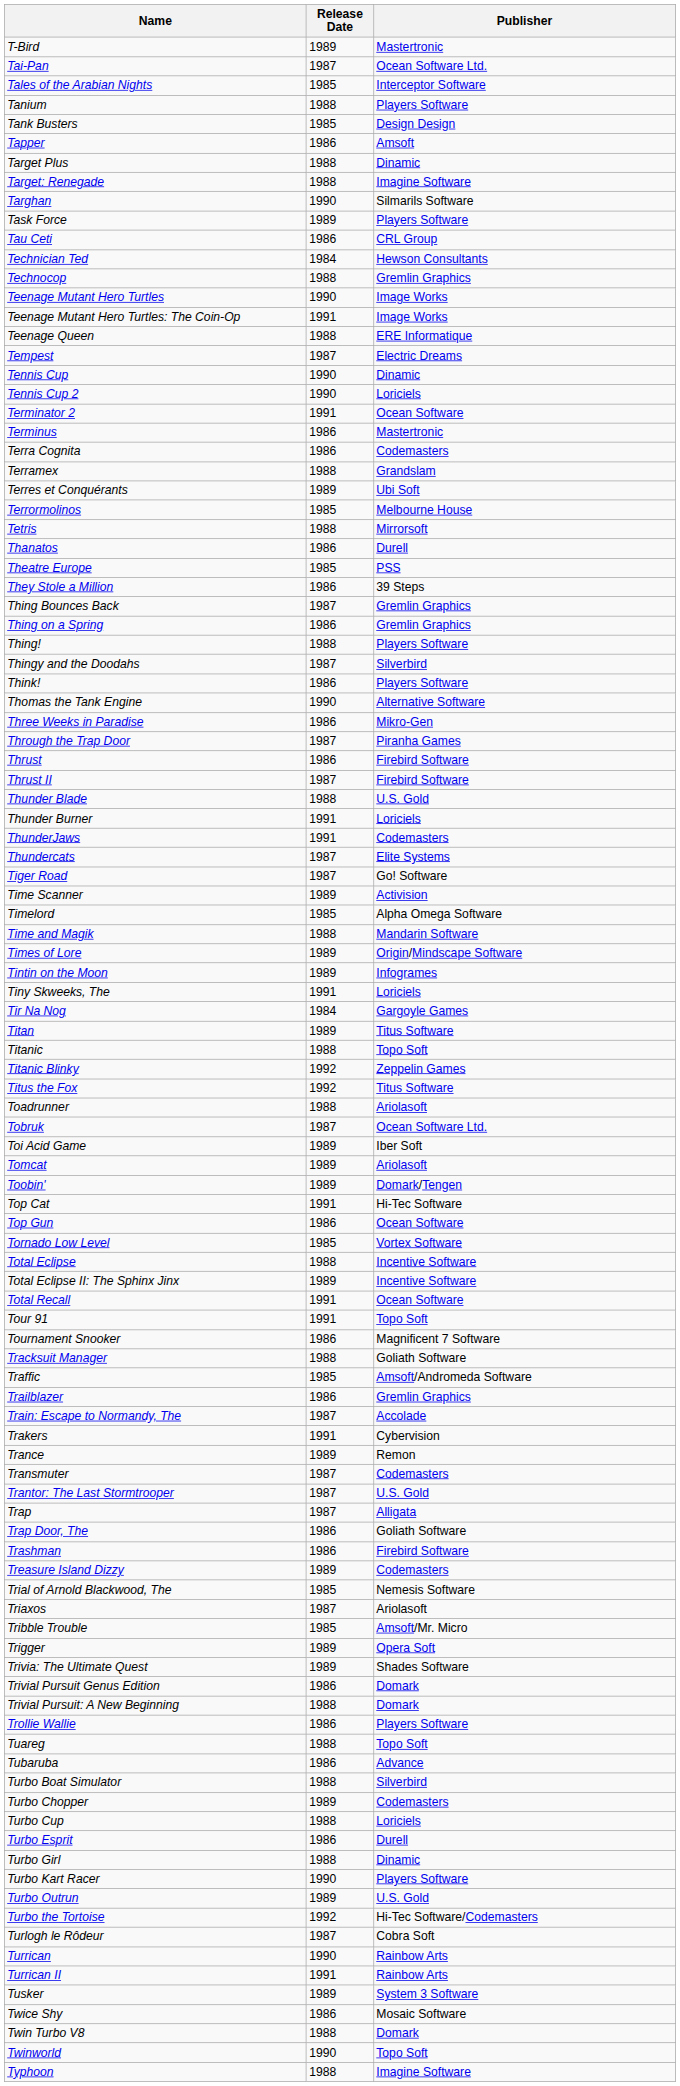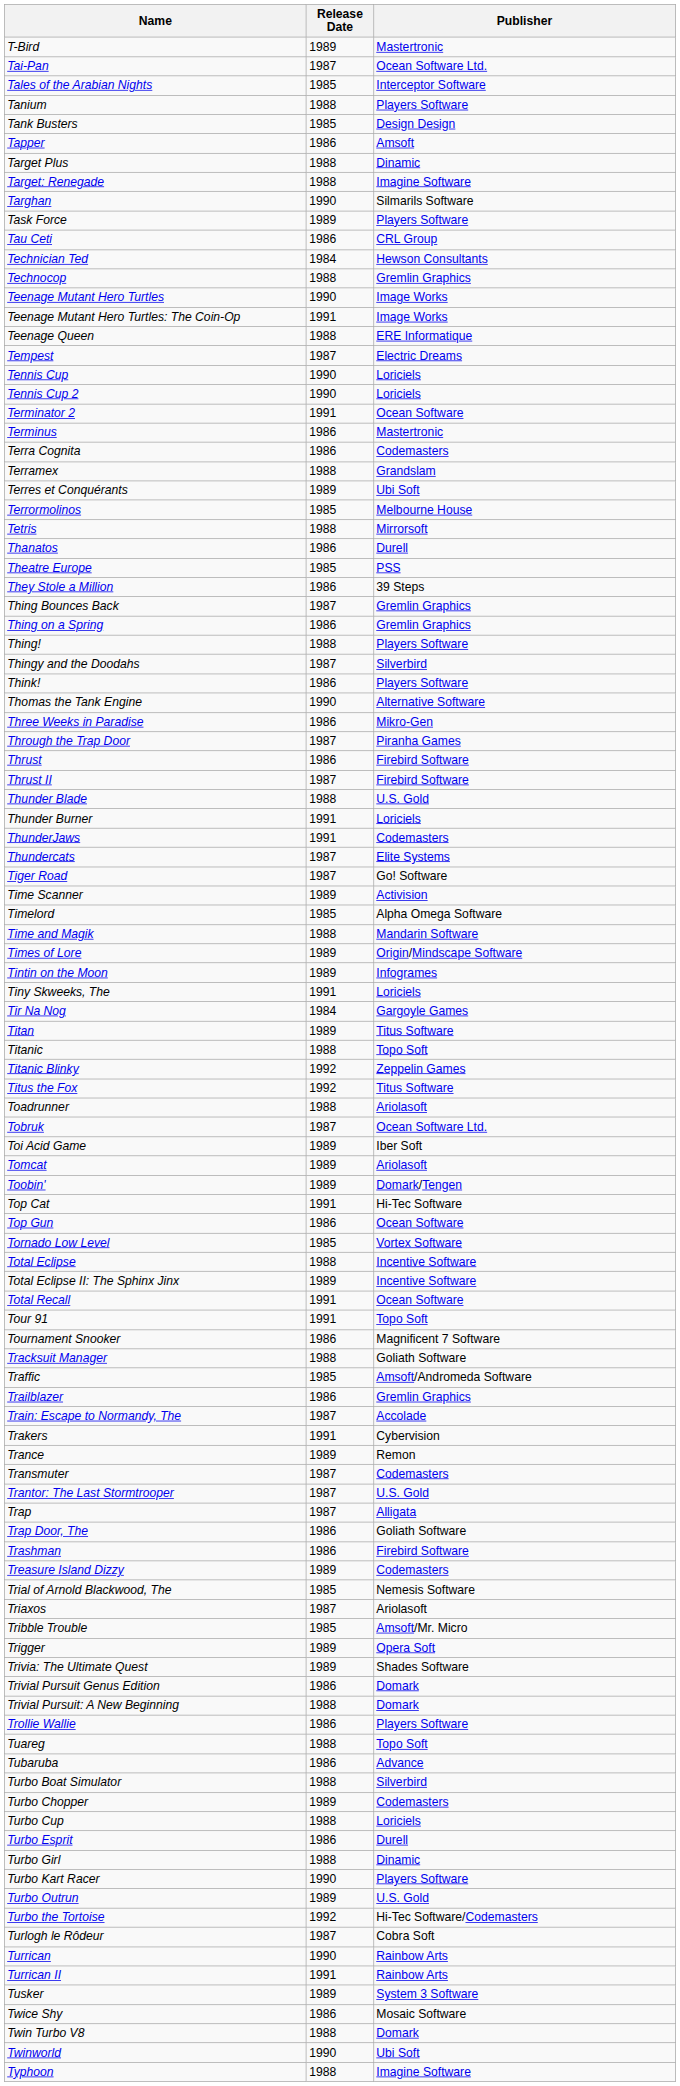(398, 374) Dinamic -> (399, 374) Loriciels
(402, 2052) Topo Soft -> (398, 2052) Ubi Soft
